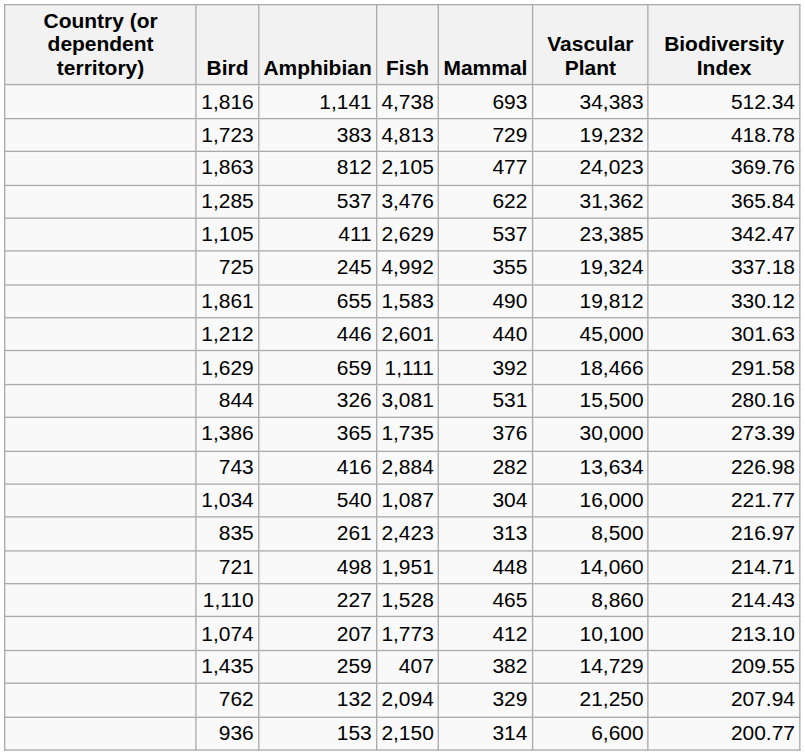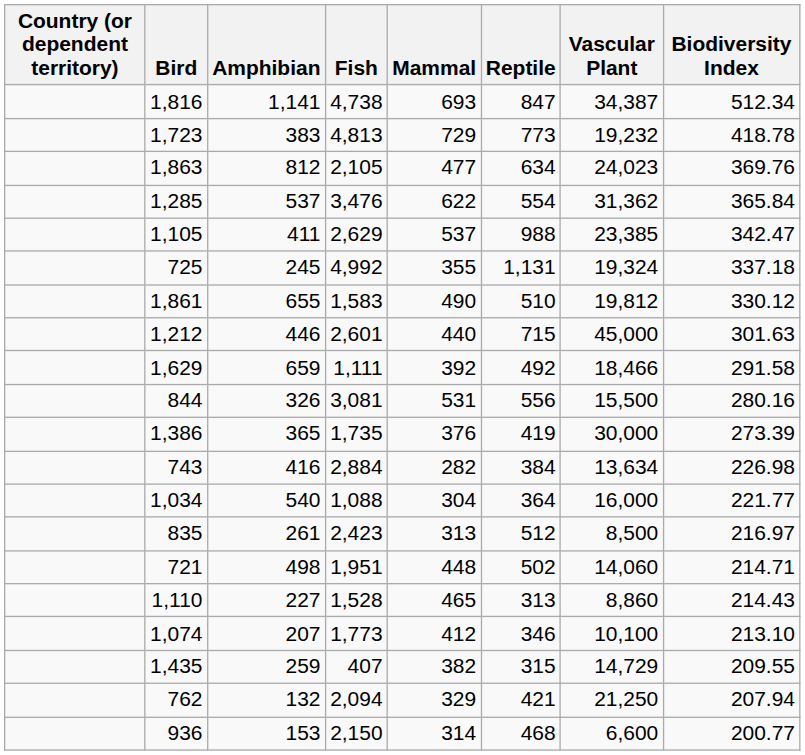+ column: (521, 68)
(612, 101) 34,383 -> (626, 101) 34,387
(408, 500) 1,087 -> (356, 500) 1,088
